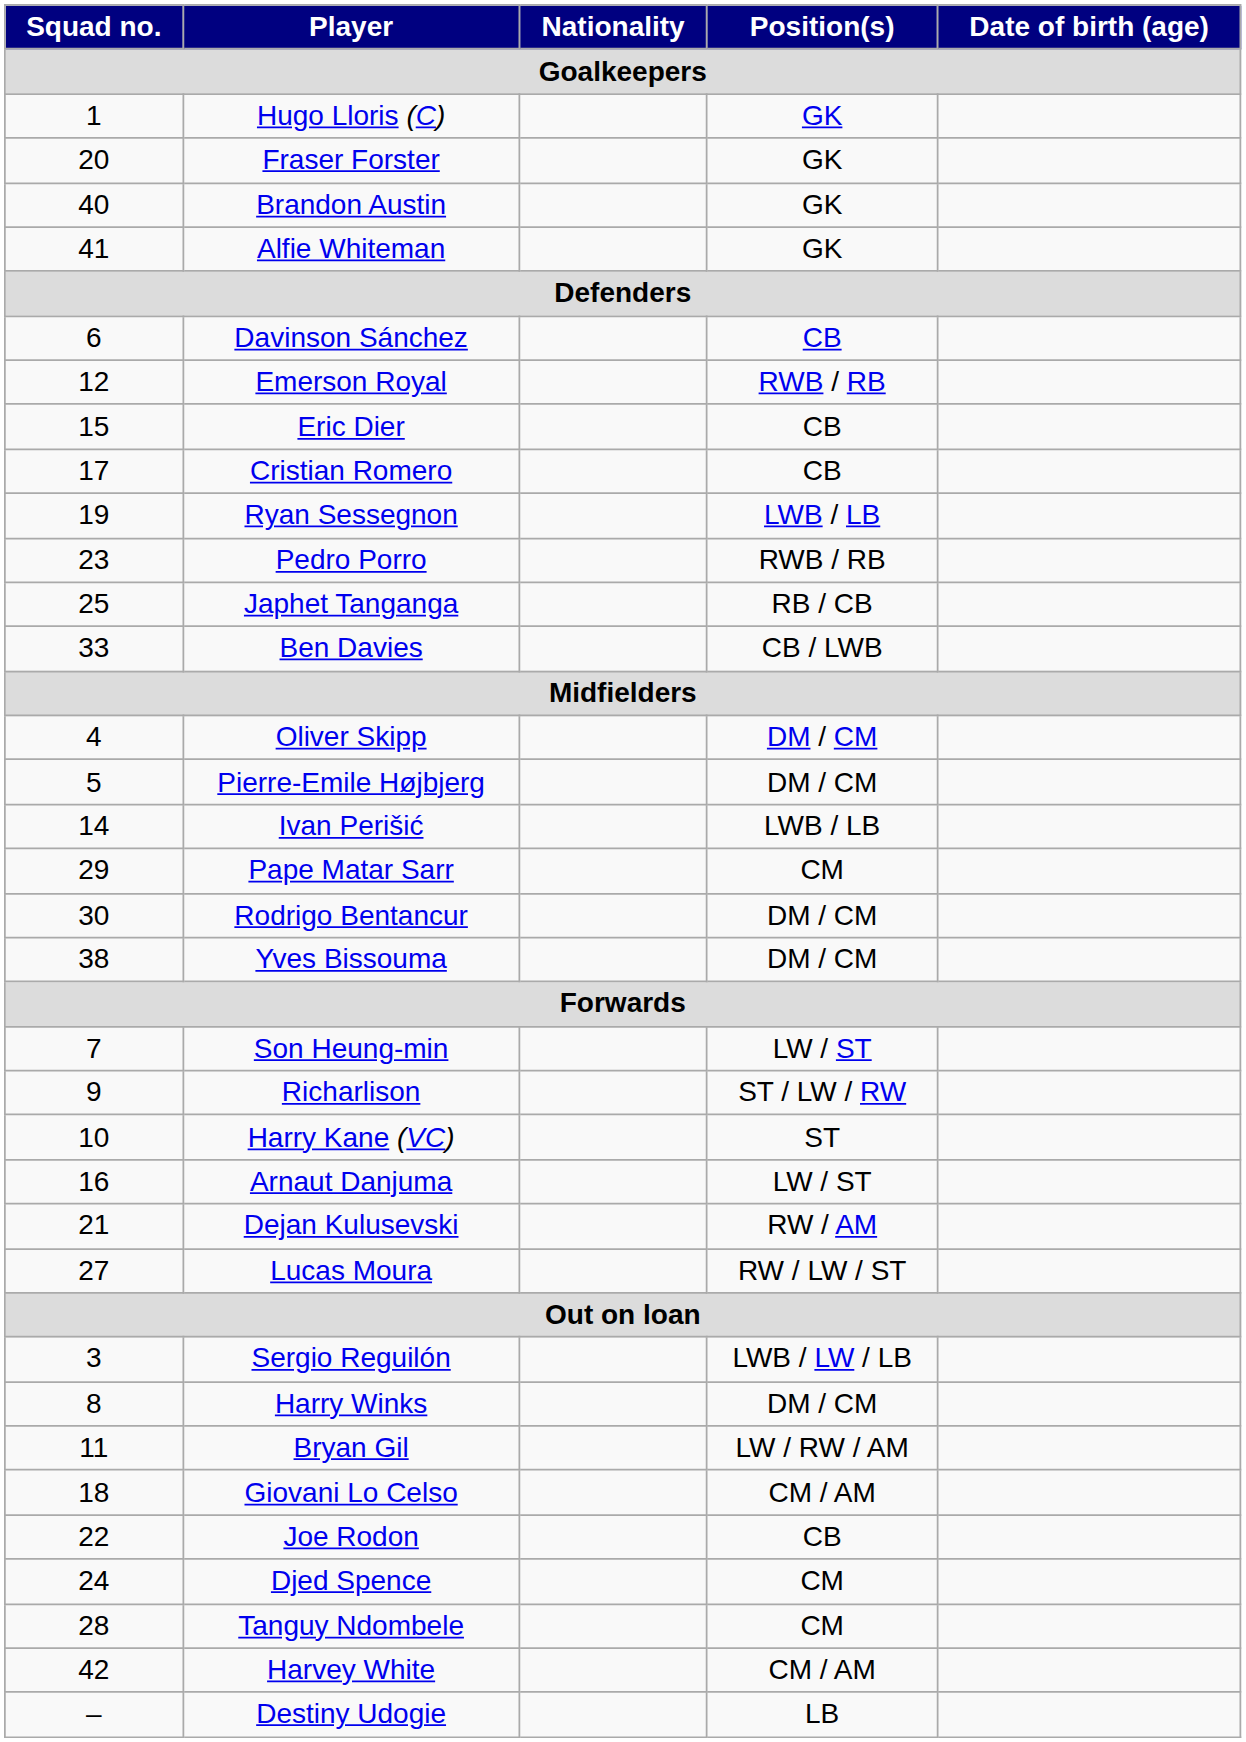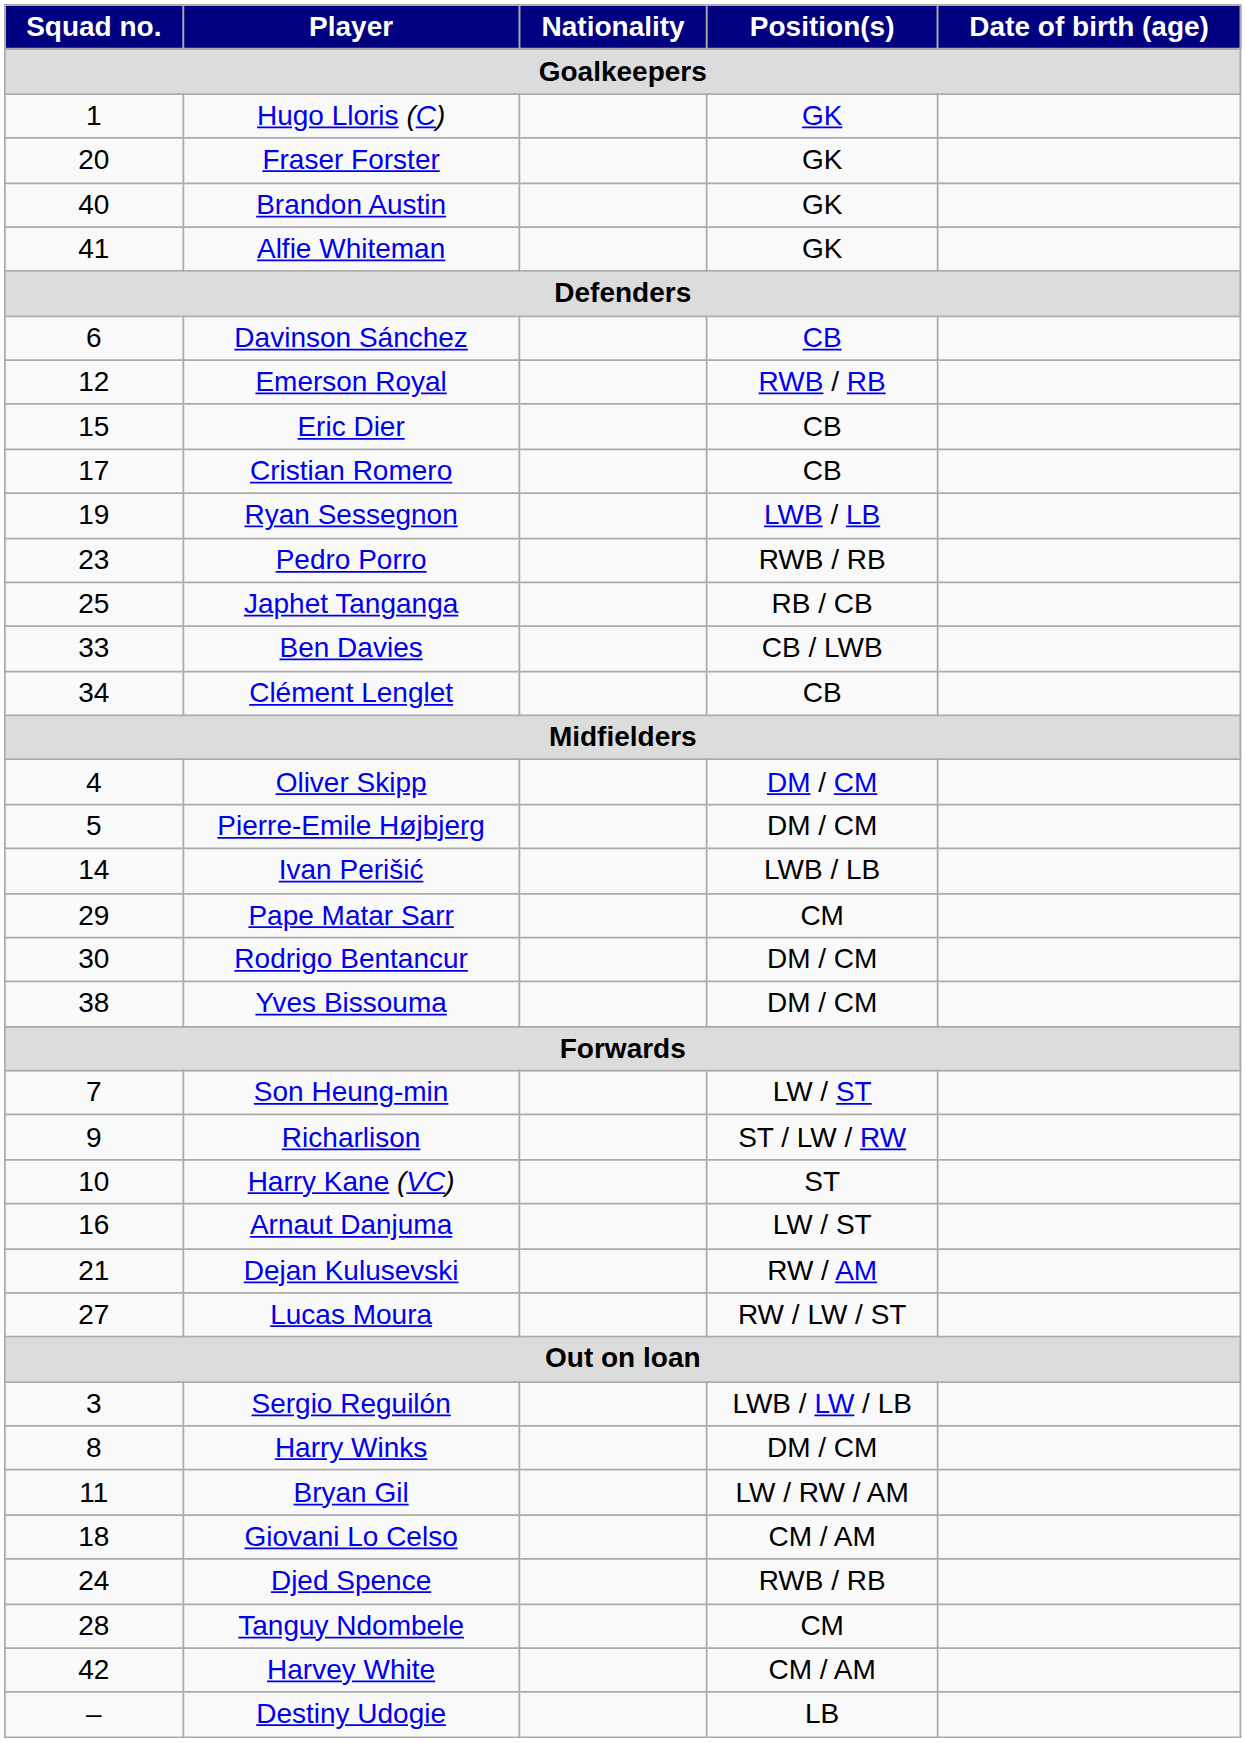+ row: (351, 692)
- row: (351, 1536)
(822, 1580) CM -> (822, 1580) RWB / RB
